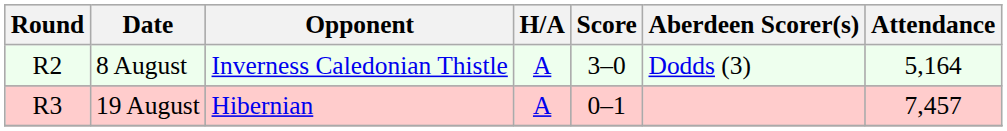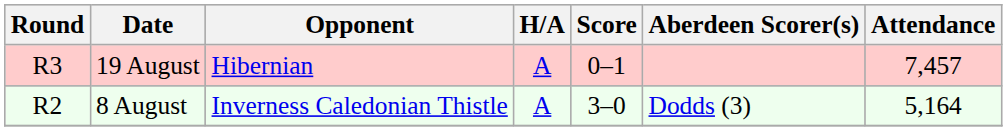rows swapped: (142, 65) <-> (148, 105)
